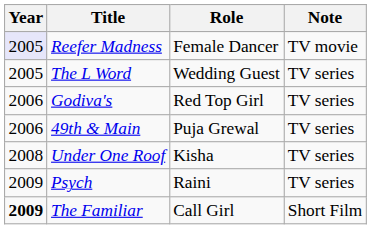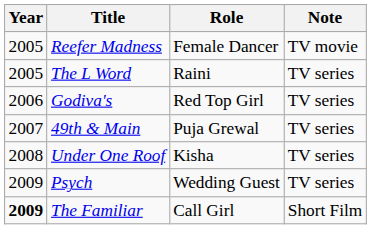(26, 45) lavender background -> (26, 45) no background
(227, 73) Wedding Guest -> (192, 73) Raini
(26, 127) 2006 -> (26, 127) 2007
(192, 182) Raini -> (227, 182) Wedding Guest
